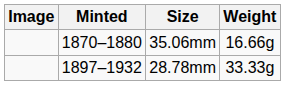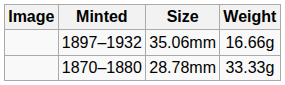(102, 42) 1870–1880 -> (102, 42) 1897–1932
(102, 67) 1897–1932 -> (102, 67) 1870–1880
